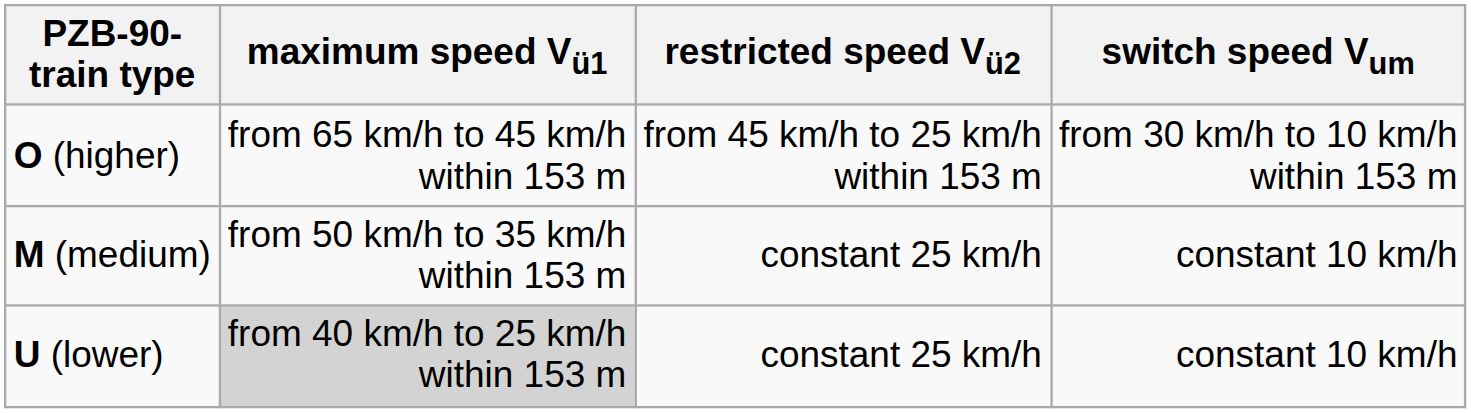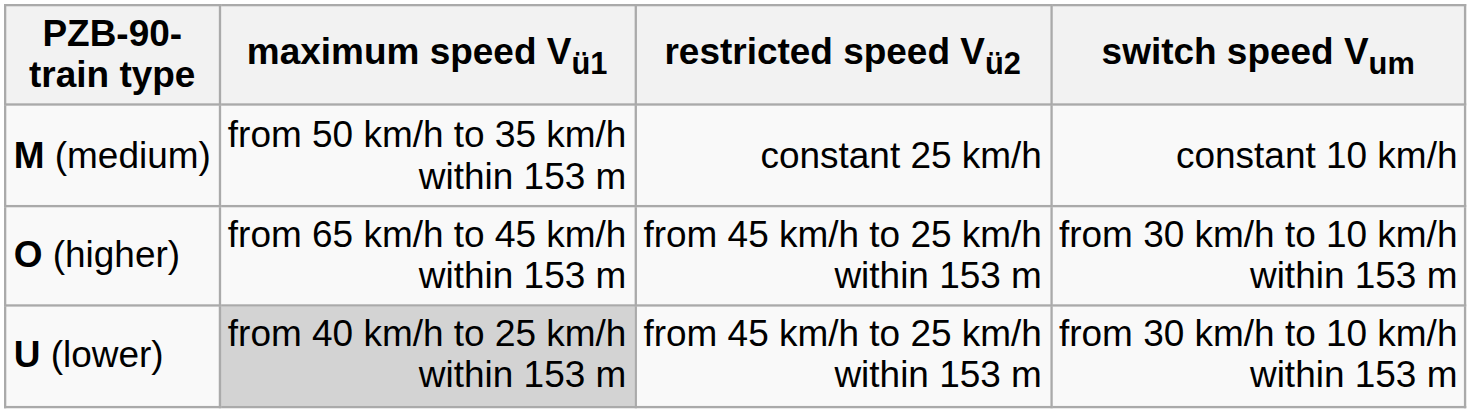rows swapped: (97, 154) <-> (112, 254)
(901, 355) constant 25 km/h -> (843, 355) from 45 km/h to 25 km/h within 153 m
(1317, 355) constant 10 km/h -> (1258, 355) from 30 km/h to 10 km/h within 153 m
